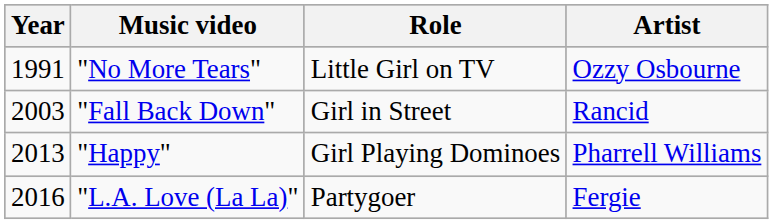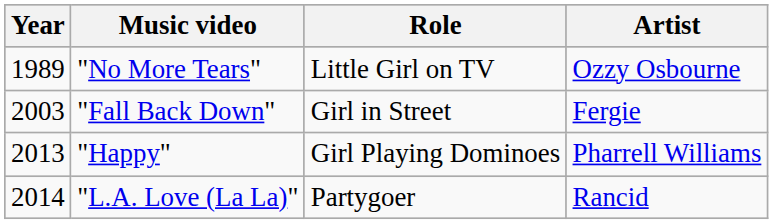(38, 68) 1991 -> (38, 68) 1989
(611, 111) Rancid -> (607, 111) Fergie
(38, 196) 2016 -> (38, 196) 2014
(607, 196) Fergie -> (611, 196) Rancid
